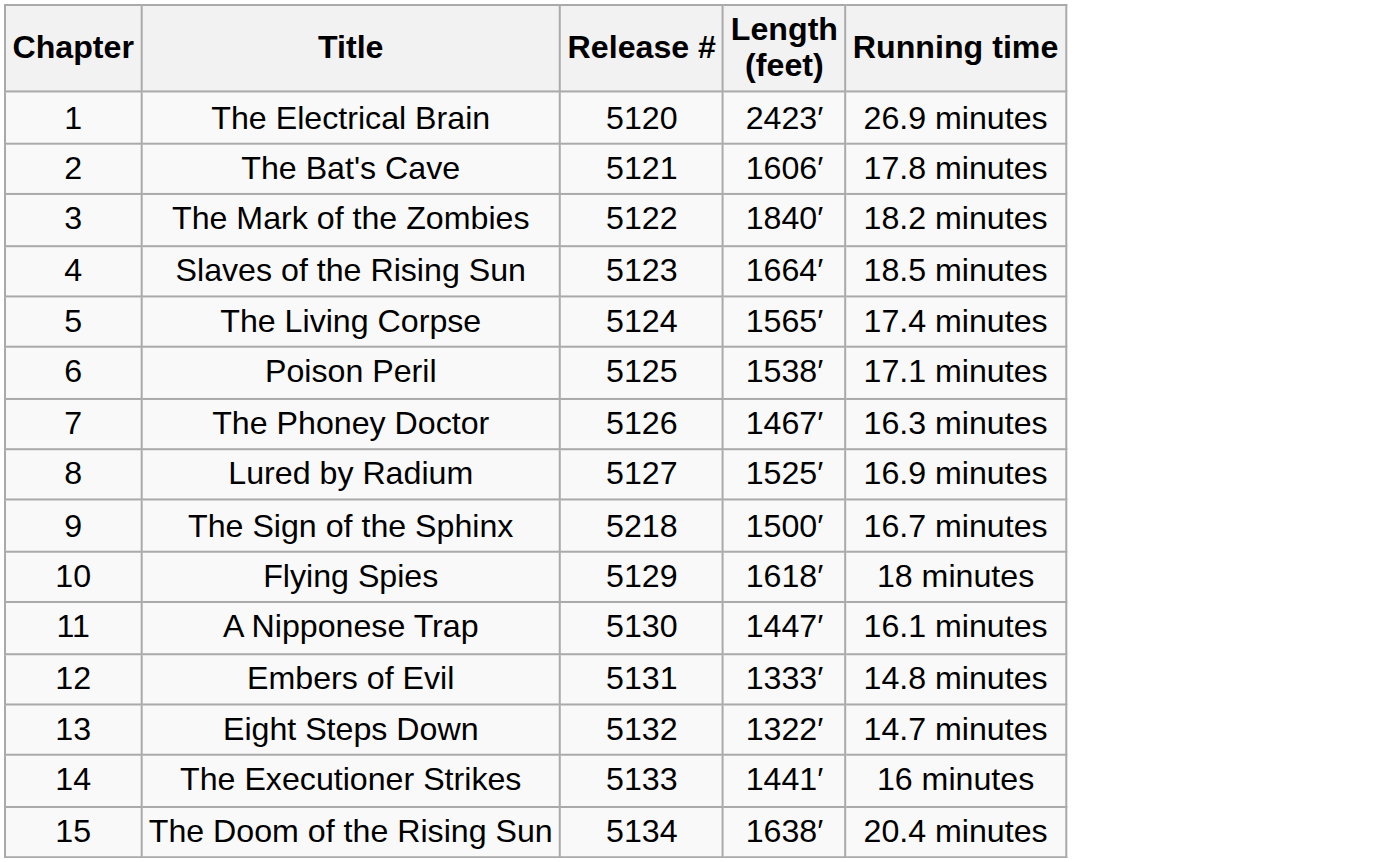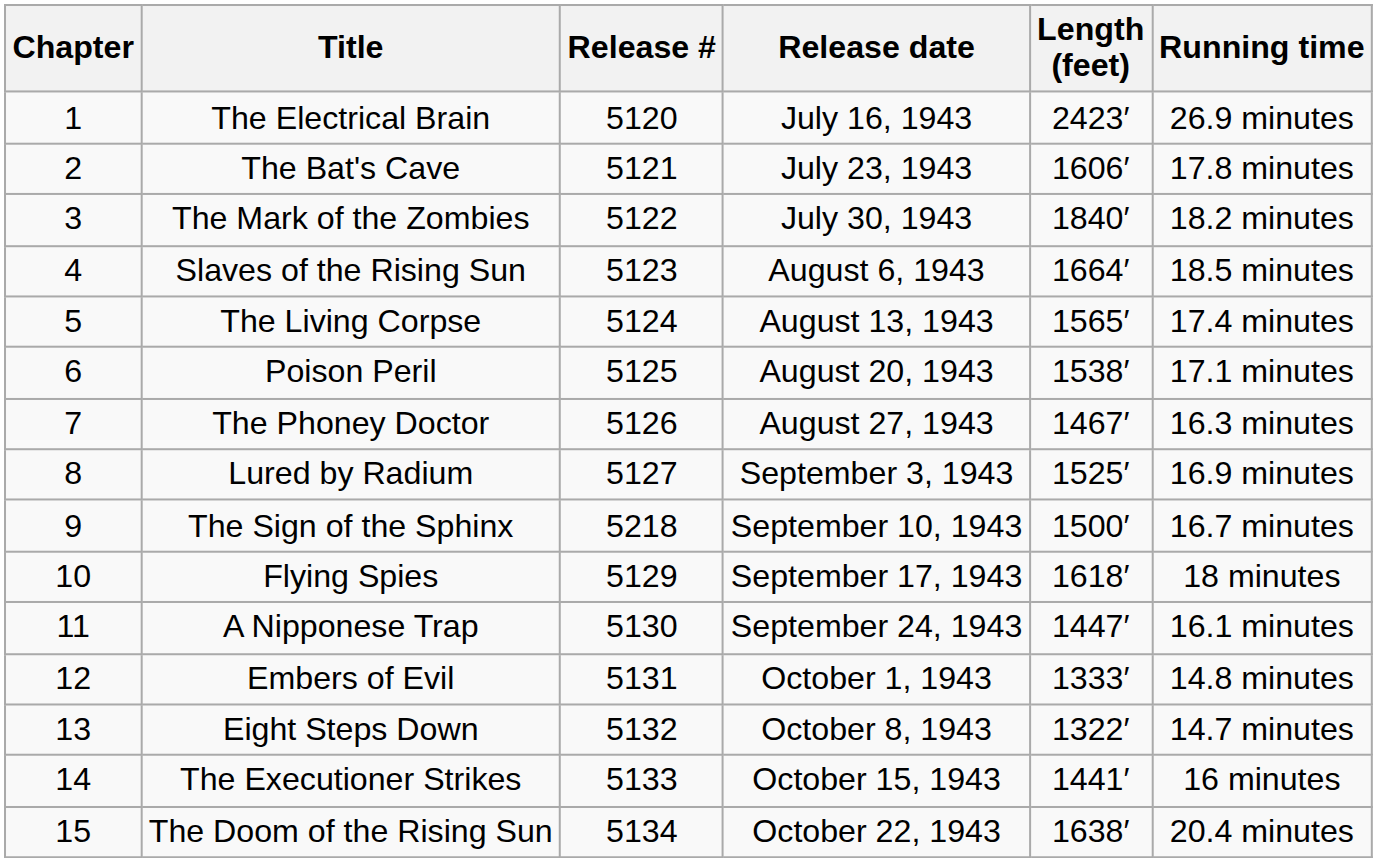+ column: (877, 48)
